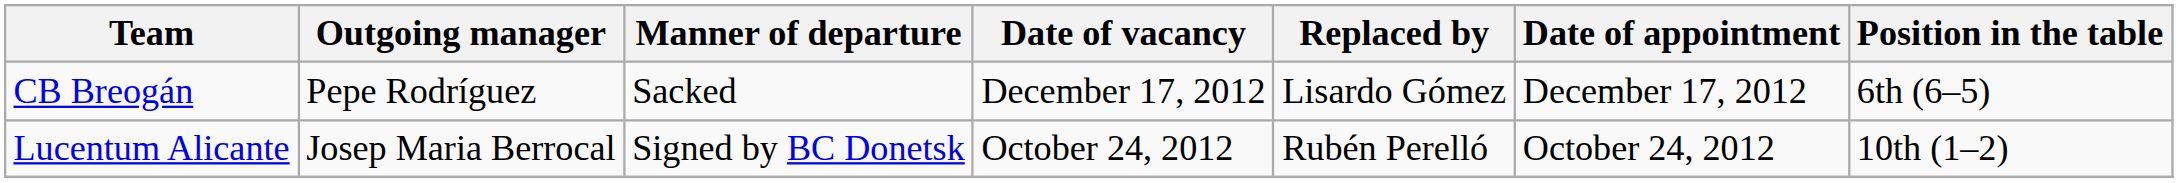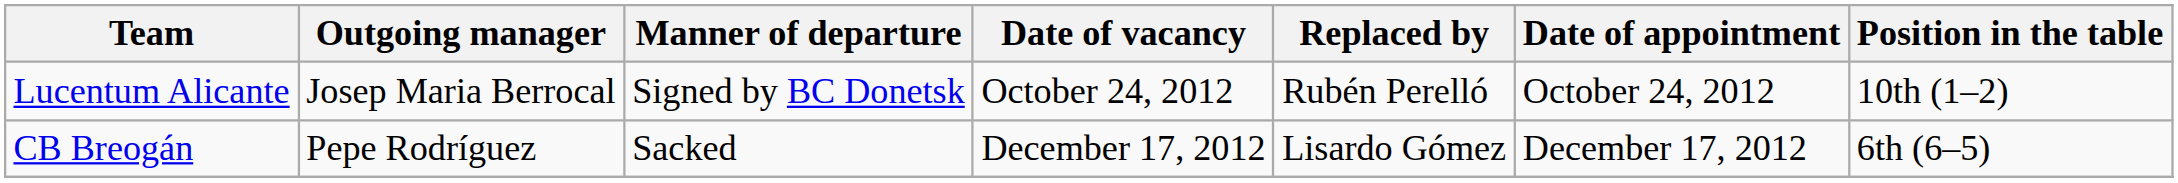rows swapped: (152, 147) <-> (103, 90)
